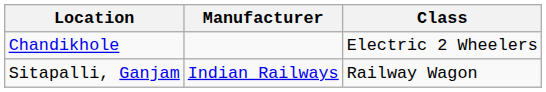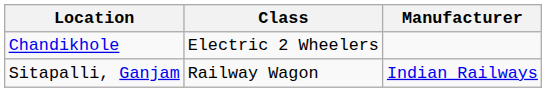columns swapped: (263, 18) <-> (442, 18)
